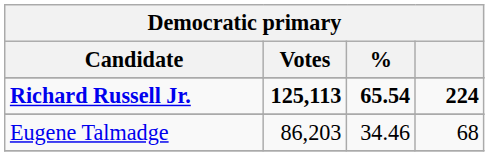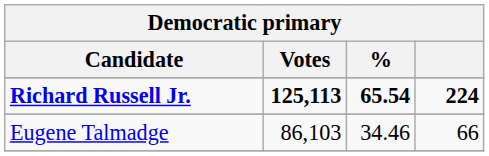(311, 132) 86,203 -> (311, 132) 86,103
(468, 132) 68 -> (468, 132) 66
